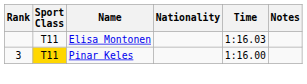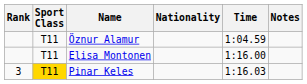+ row: (104, 39)
(245, 39) 1:16.03 -> (245, 55) 1:16.00
(245, 55) 1:16.00 -> (245, 71) 1:16.03
